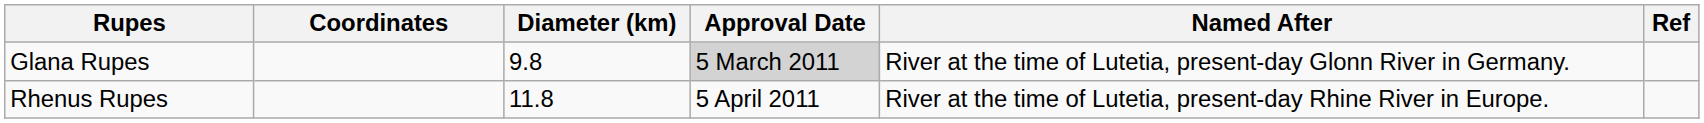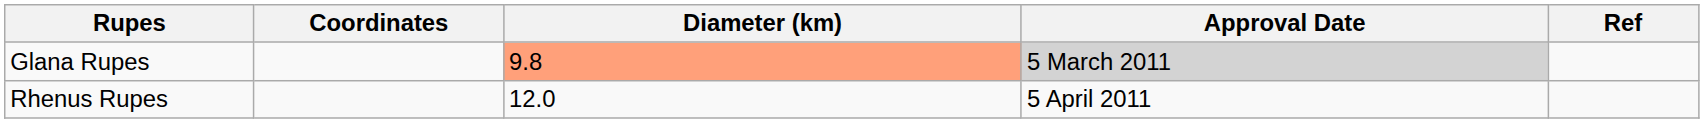- column: (1262, 23)
(526, 61) no background -> (526, 61) lightsalmon background
(531, 99) 11.8 -> (532, 99) 12.0
